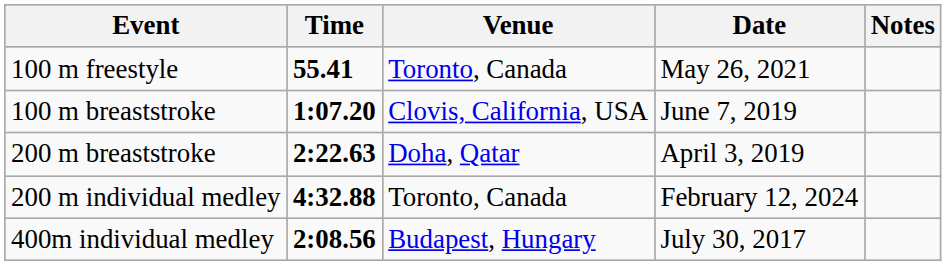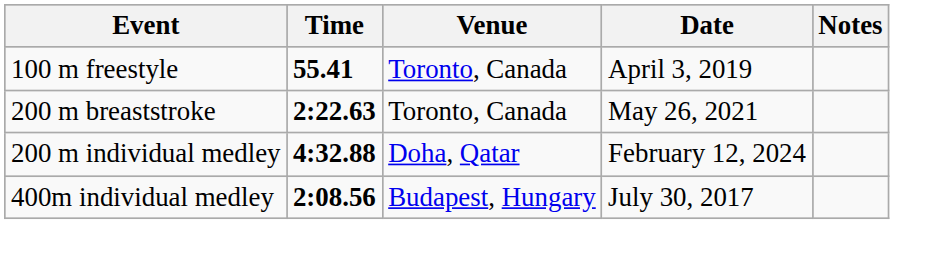(735, 68) May 26, 2021 -> (680, 68) April 3, 2019
- row: (113, 111)
(454, 153) Doha, Qatar -> (478, 111) Toronto, Canada
(732, 153) April 3, 2019 -> (683, 111) May 26, 2021
(478, 196) Toronto, Canada -> (454, 153) Doha, Qatar
